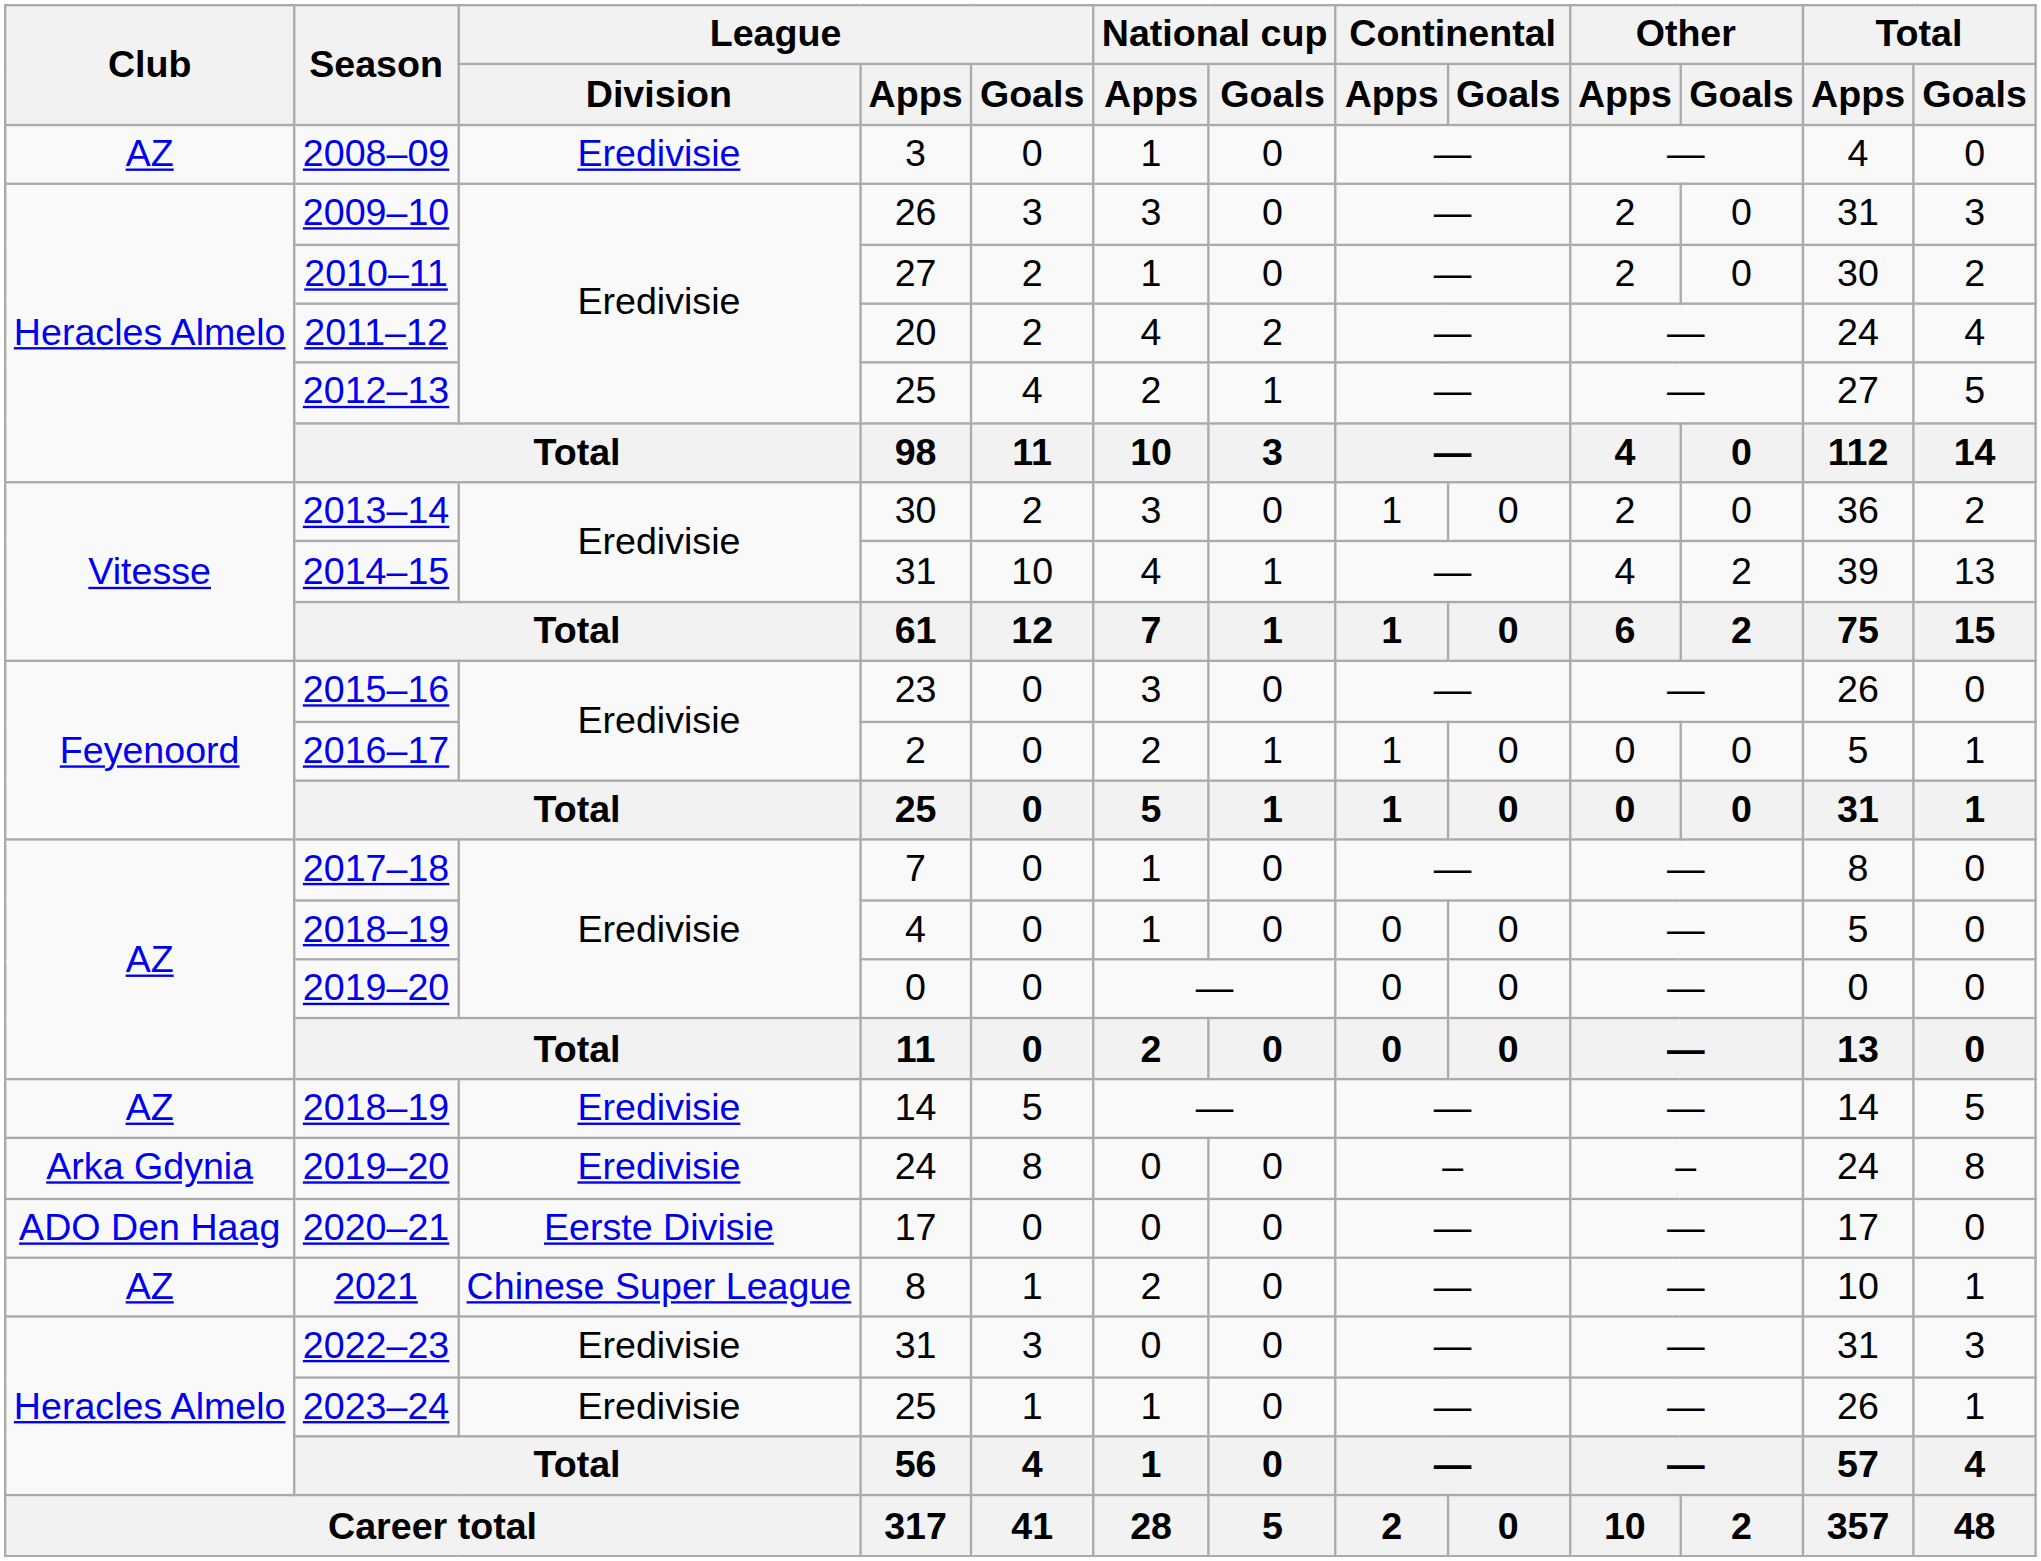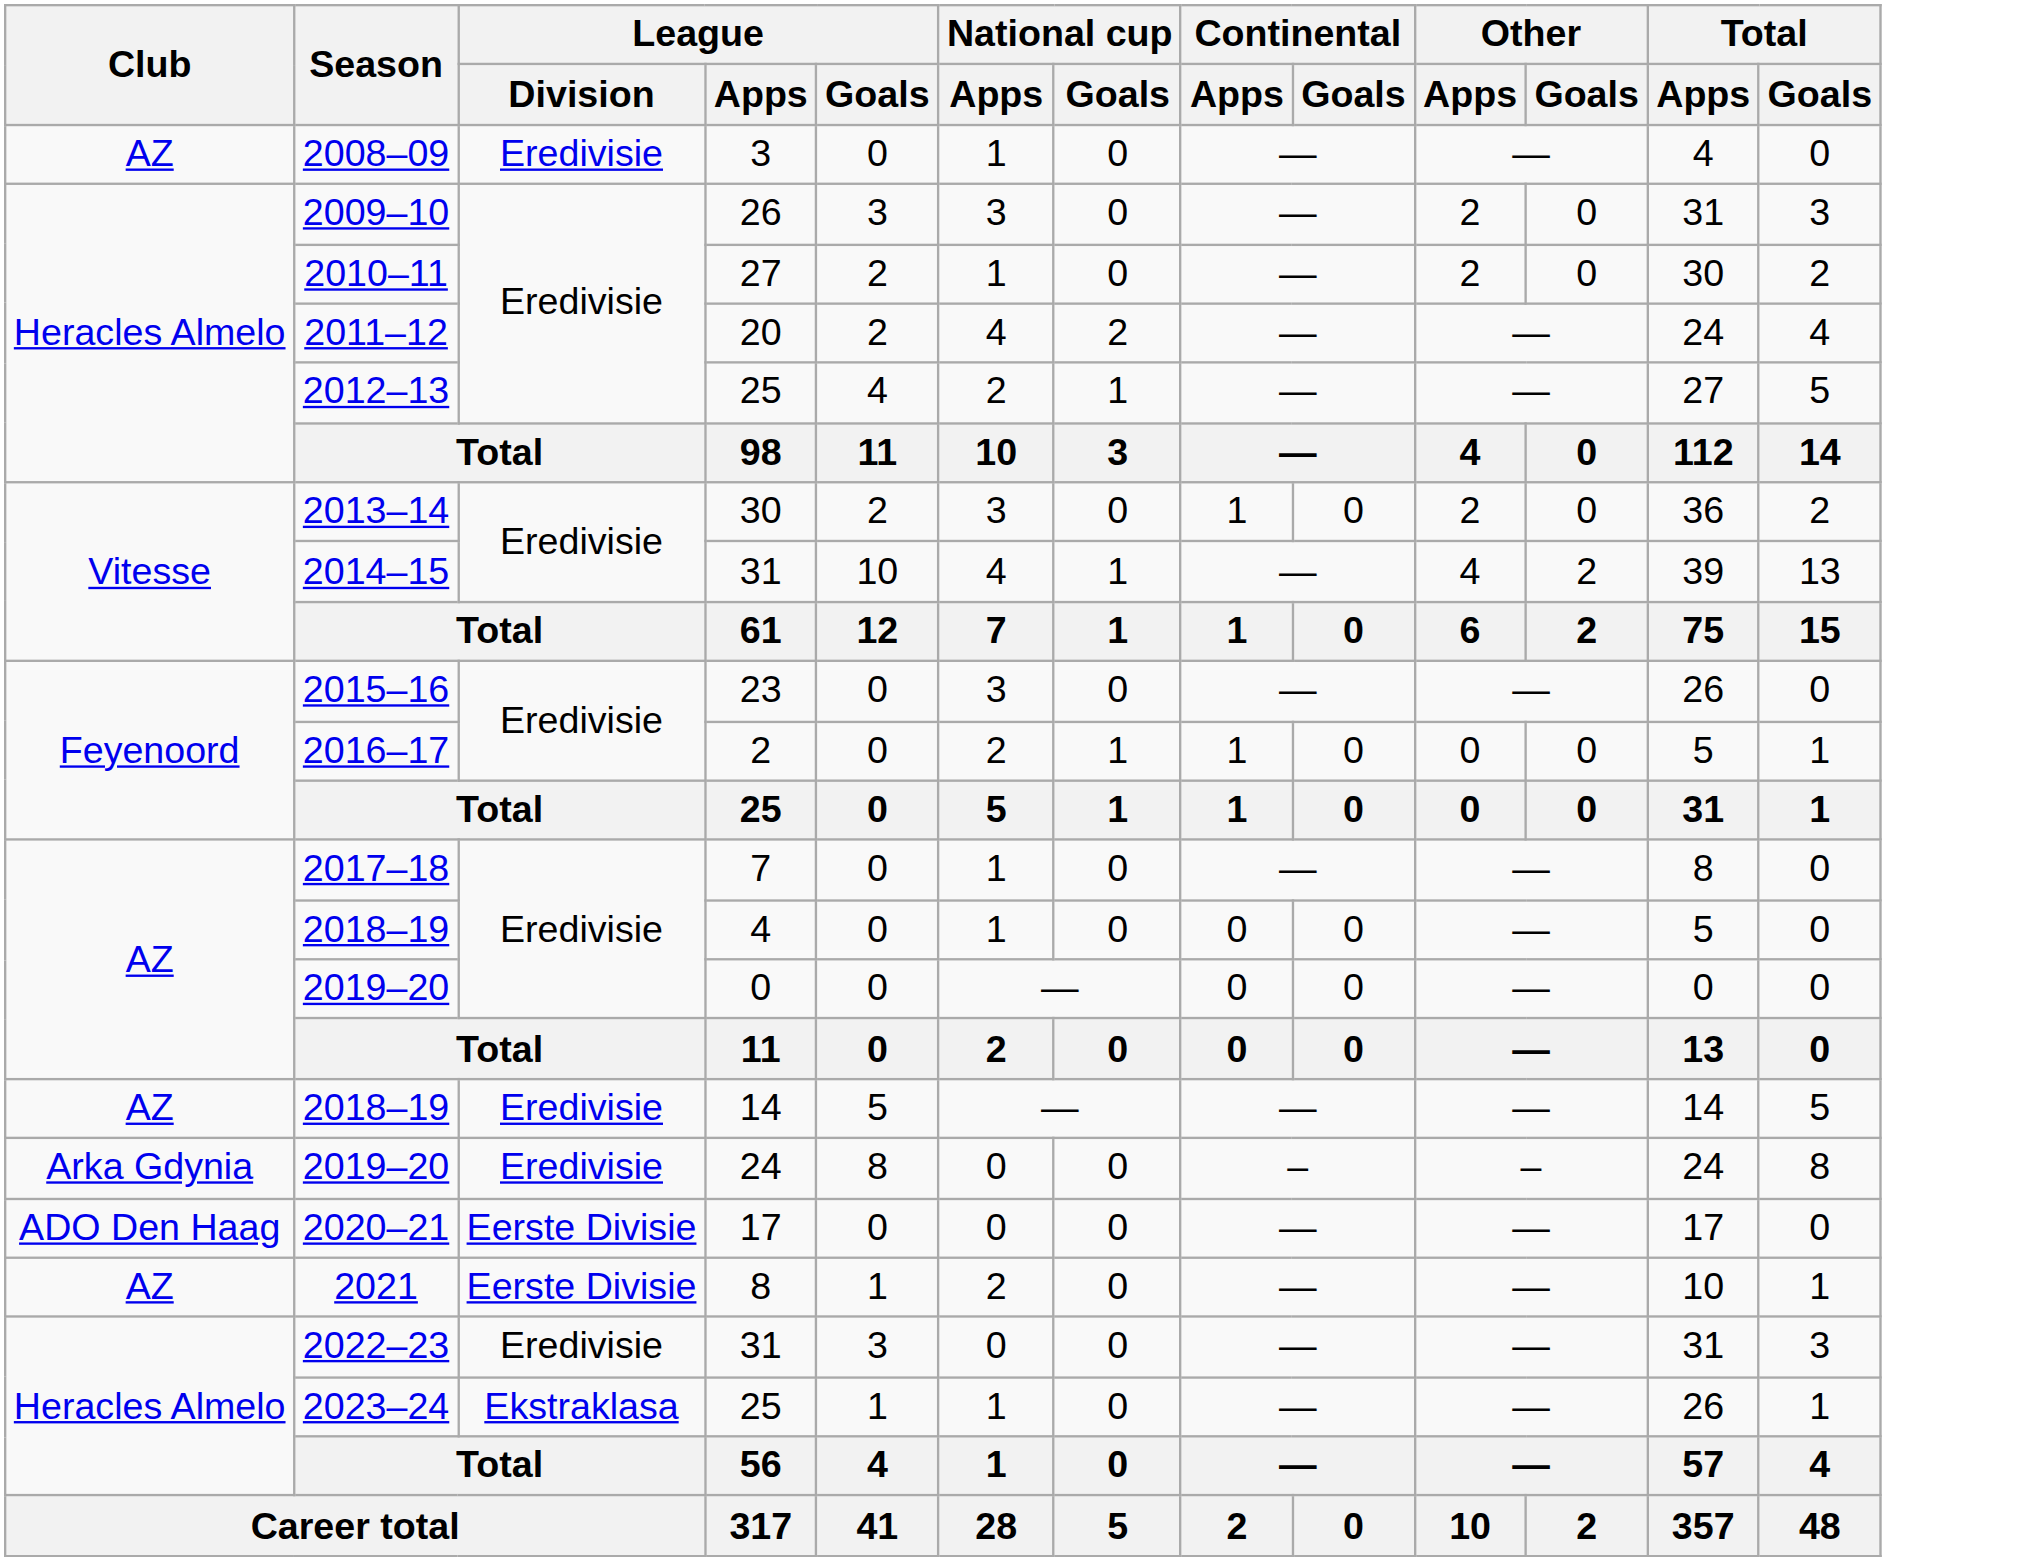(659, 1286) Chinese Super League -> (582, 1286) Eerste Divisie
(659, 1405) Eredivisie -> (581, 1405) Ekstraklasa
